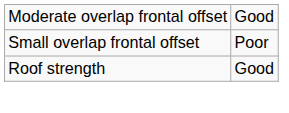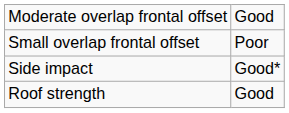+ row: (50, 68)
